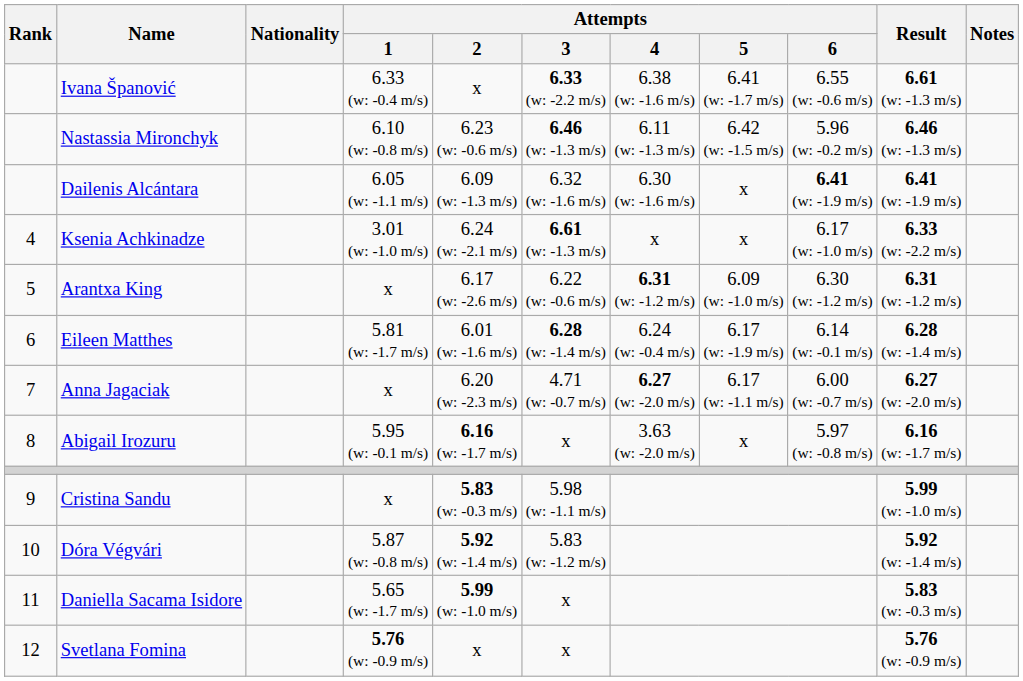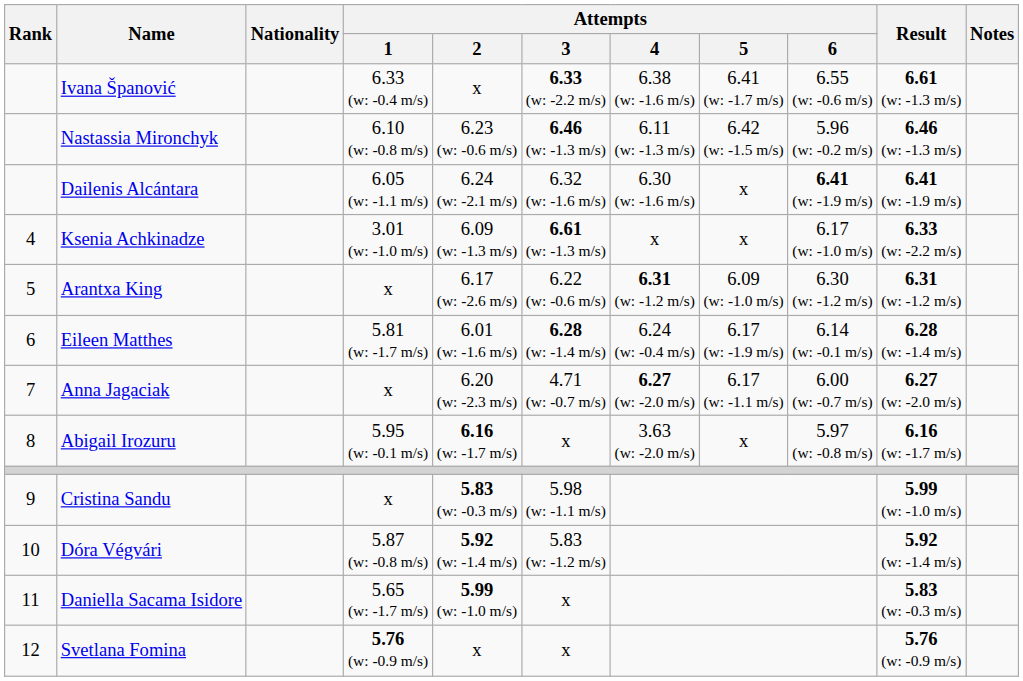(477, 189) 6.09 (w: -1.3 m/s) -> (477, 189) 6.24 (w: -2.1 m/s)
(477, 239) 6.24 (w: -2.1 m/s) -> (477, 239) 6.09 (w: -1.3 m/s)
